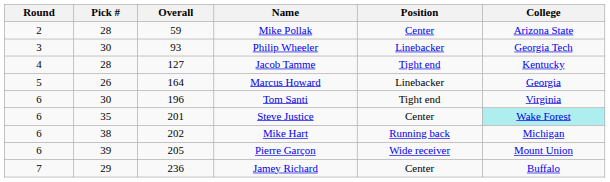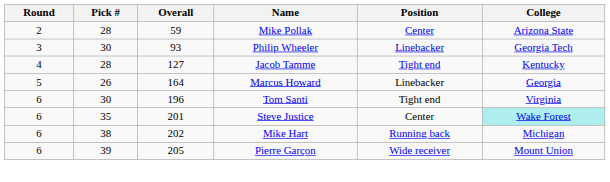- row: (285, 168)
